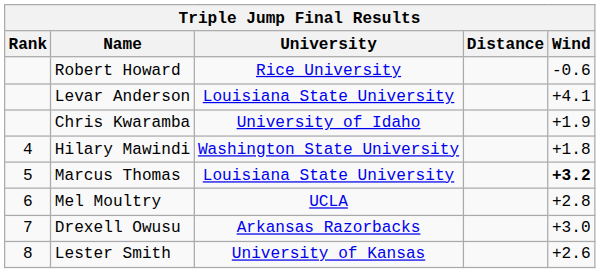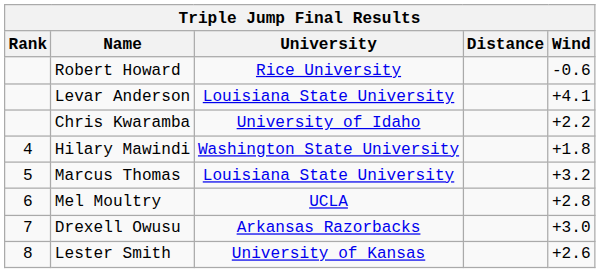(571, 123) +1.9 -> (571, 123) +2.2
(571, 175) bold -> (571, 175) normal
